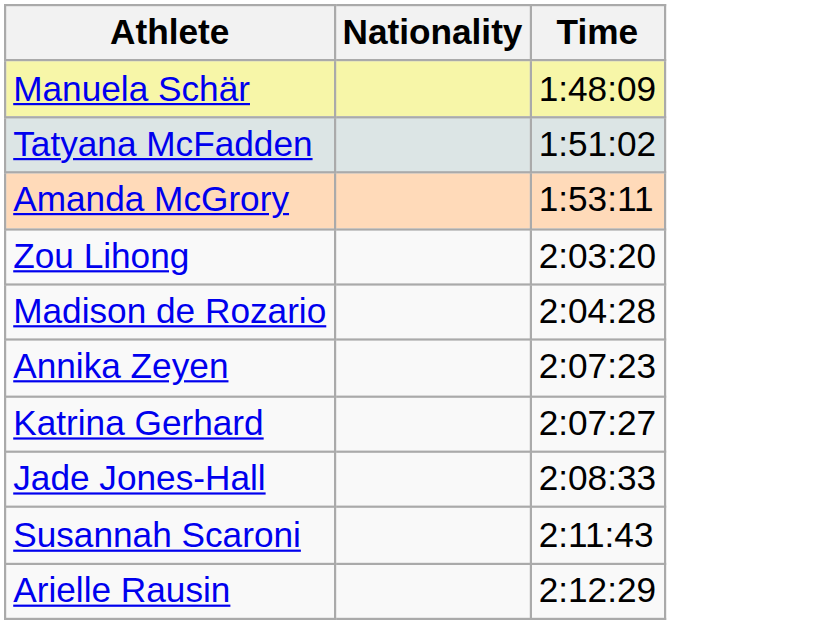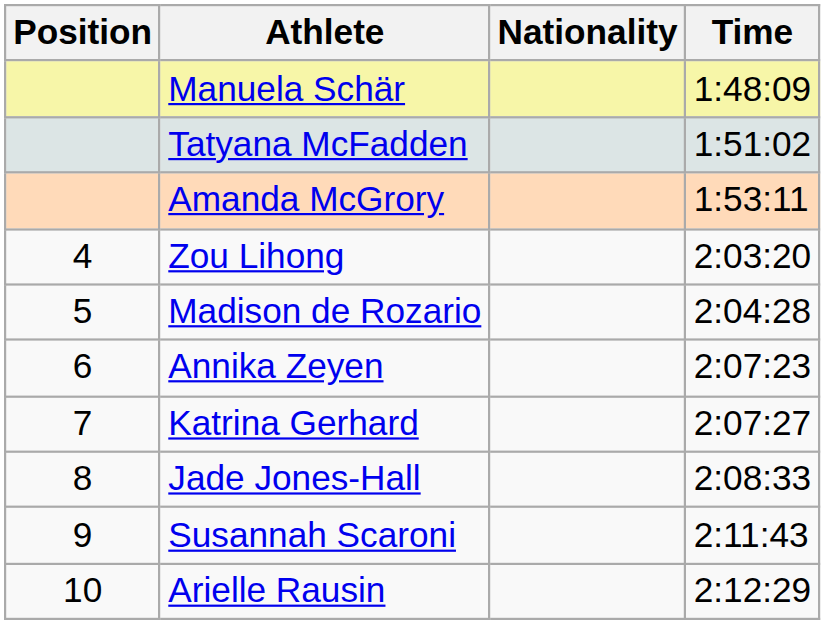+ column: (83, 32)
